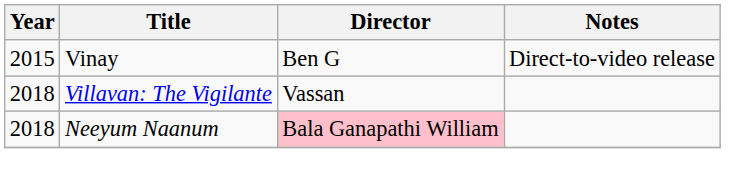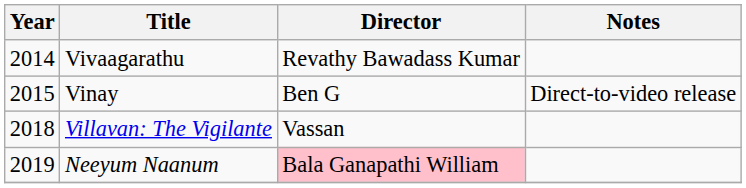+ row: (125, 57)
(32, 128) 2018 -> (32, 164) 2019
